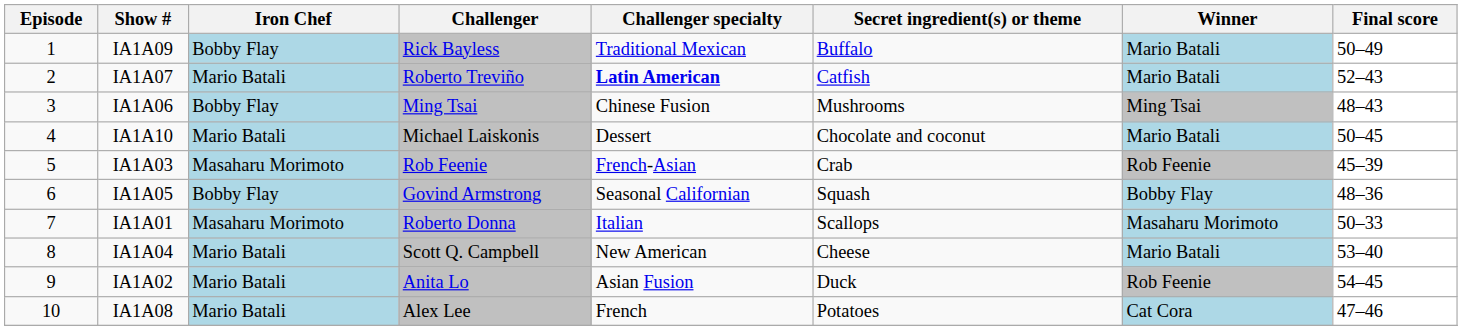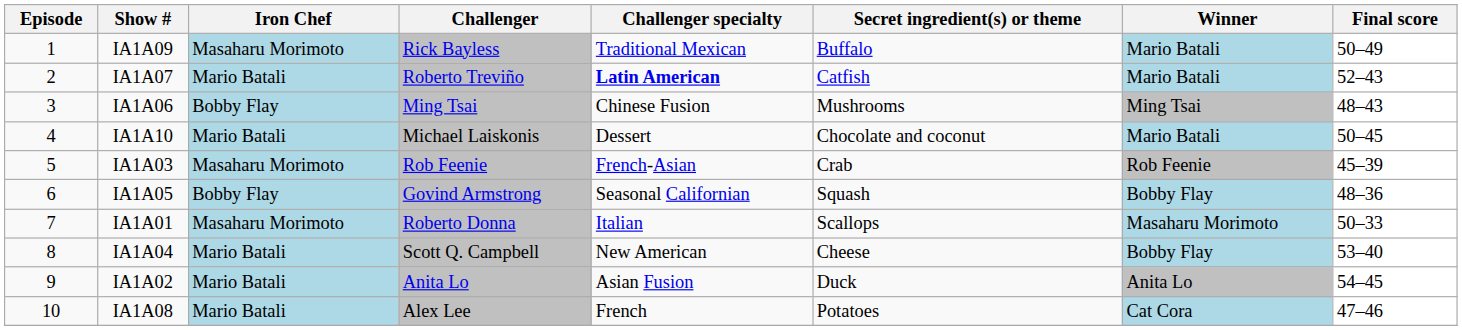(235, 48) Bobby Flay -> (268, 48) Masaharu Morimoto
(1173, 252) Mario Batali -> (1170, 252) Bobby Flay
(1169, 281) Rob Feenie -> (1159, 281) Anita Lo
